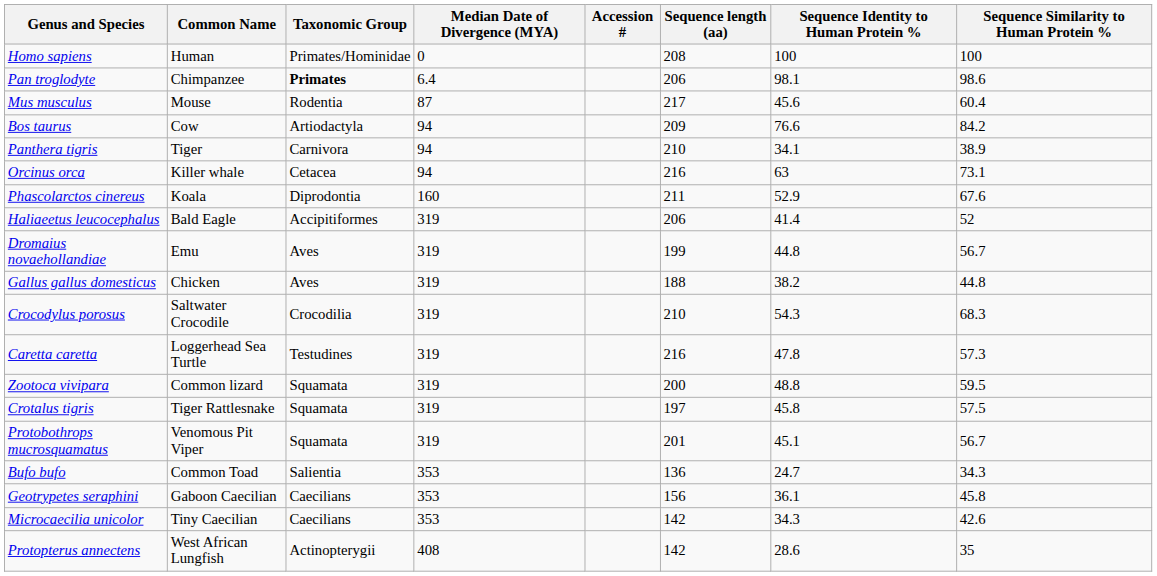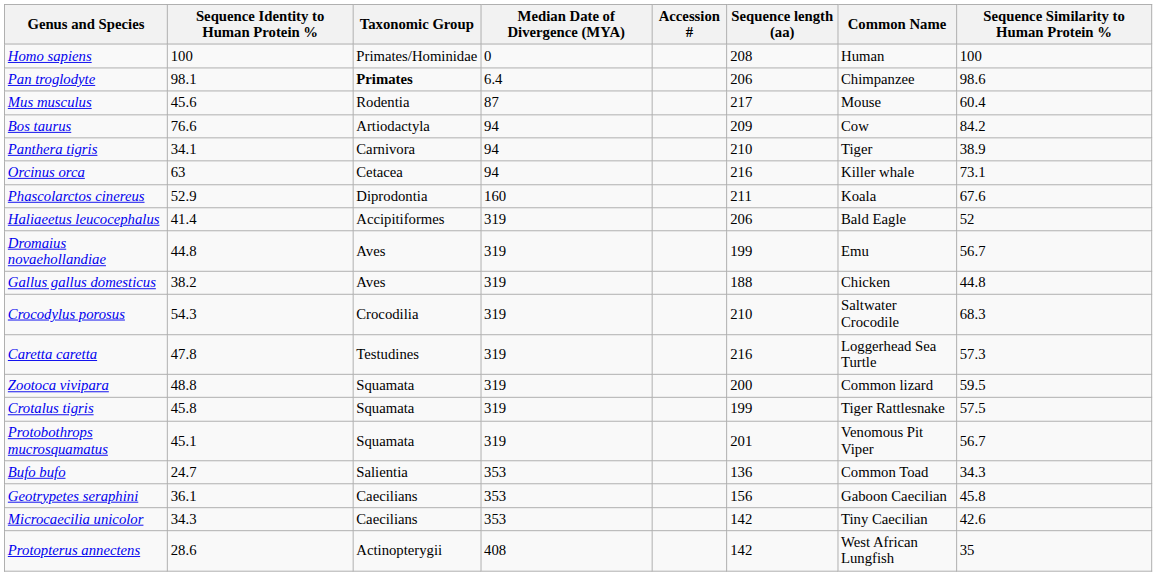columns swapped: (227, 24) <-> (864, 24)
(674, 409) 197 -> (741, 409) 199
